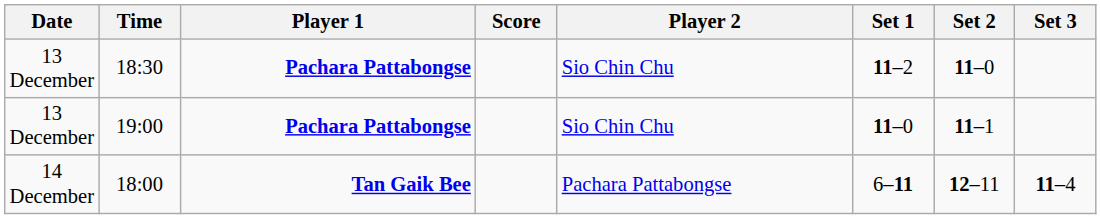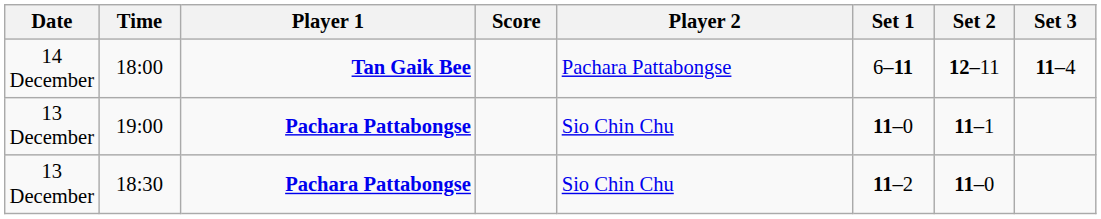rows swapped: (139, 67) <-> (139, 184)
